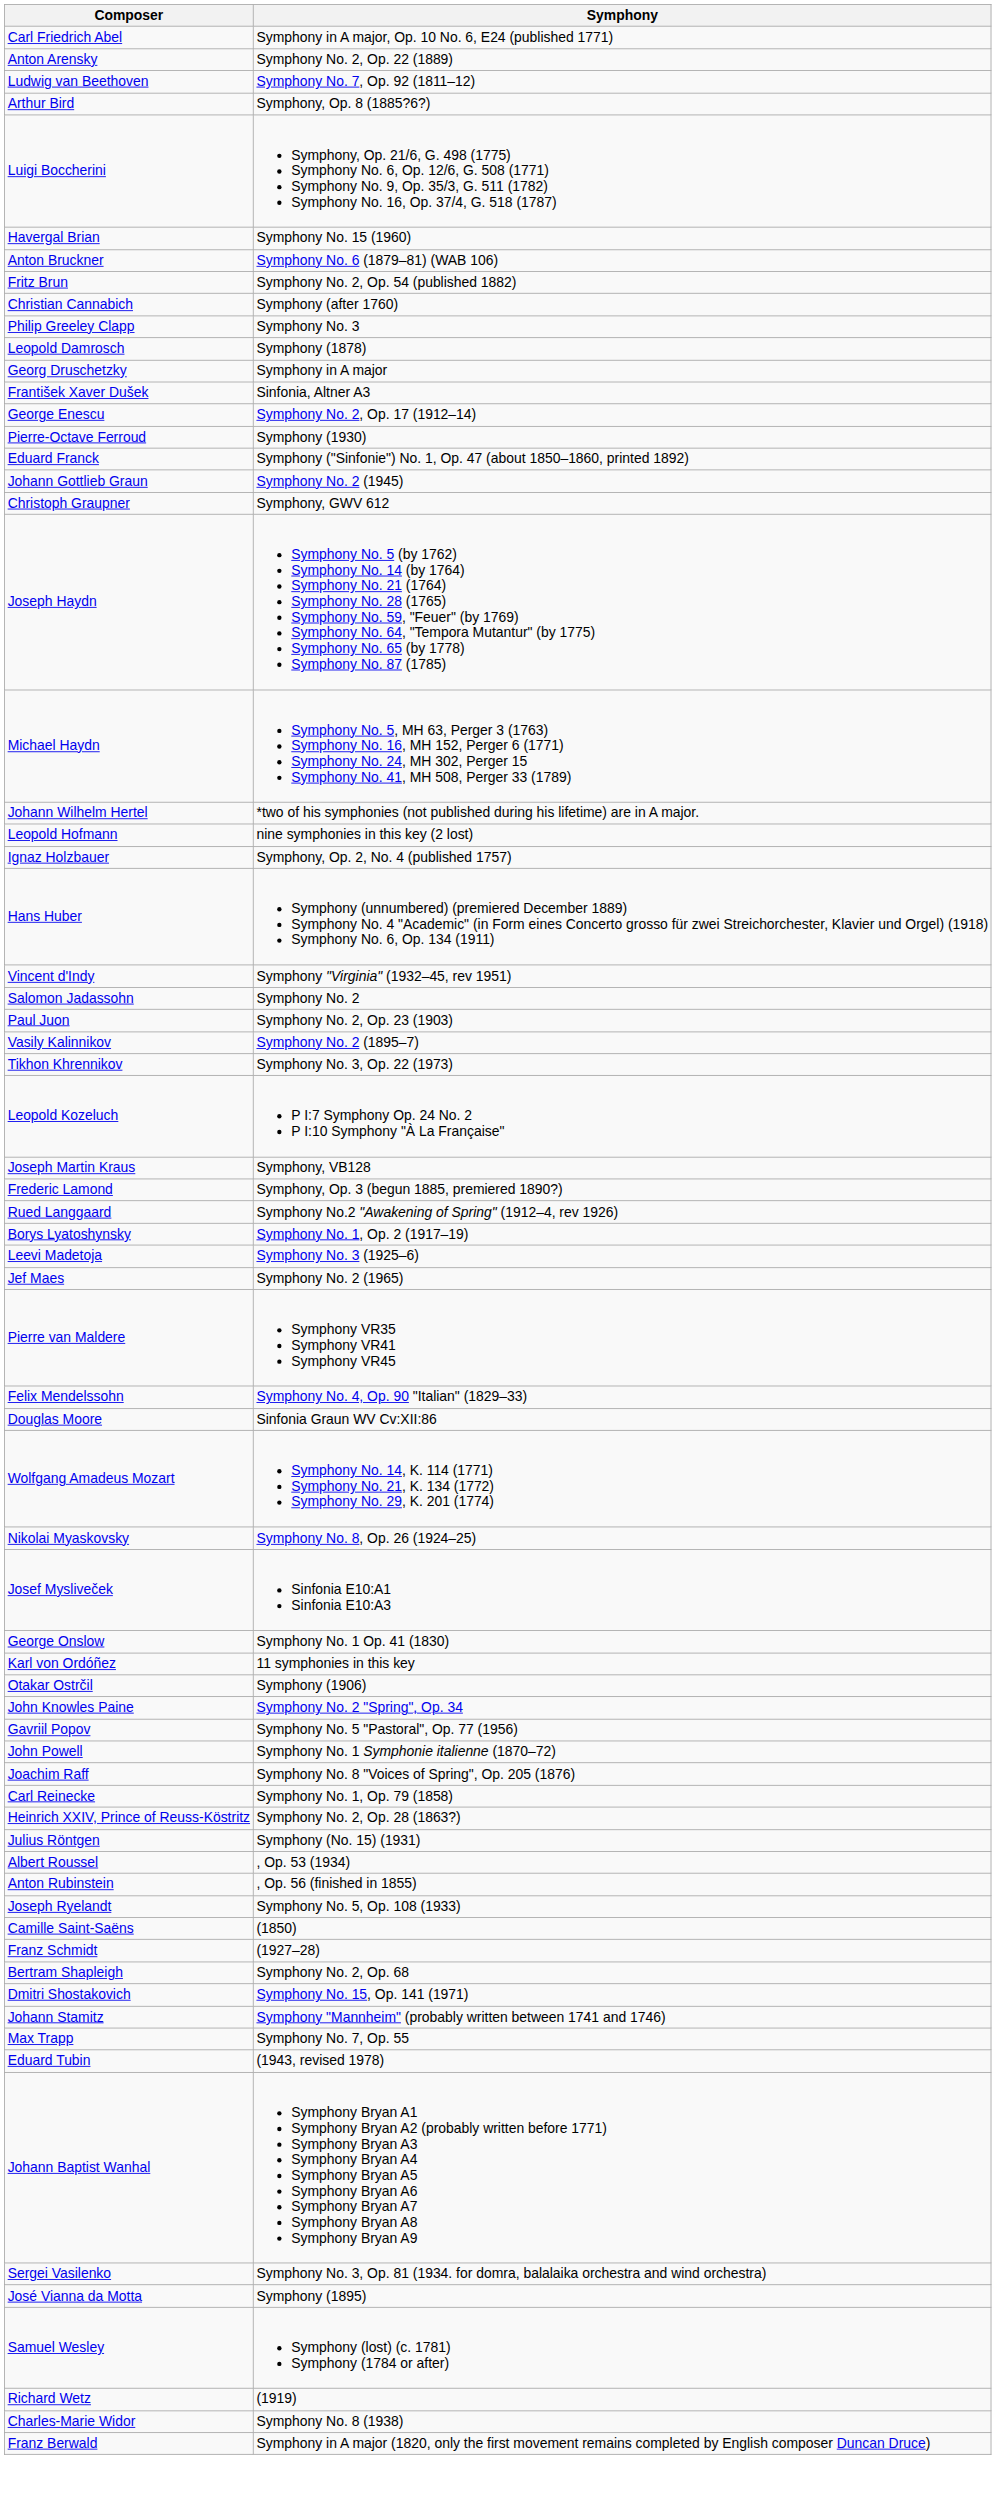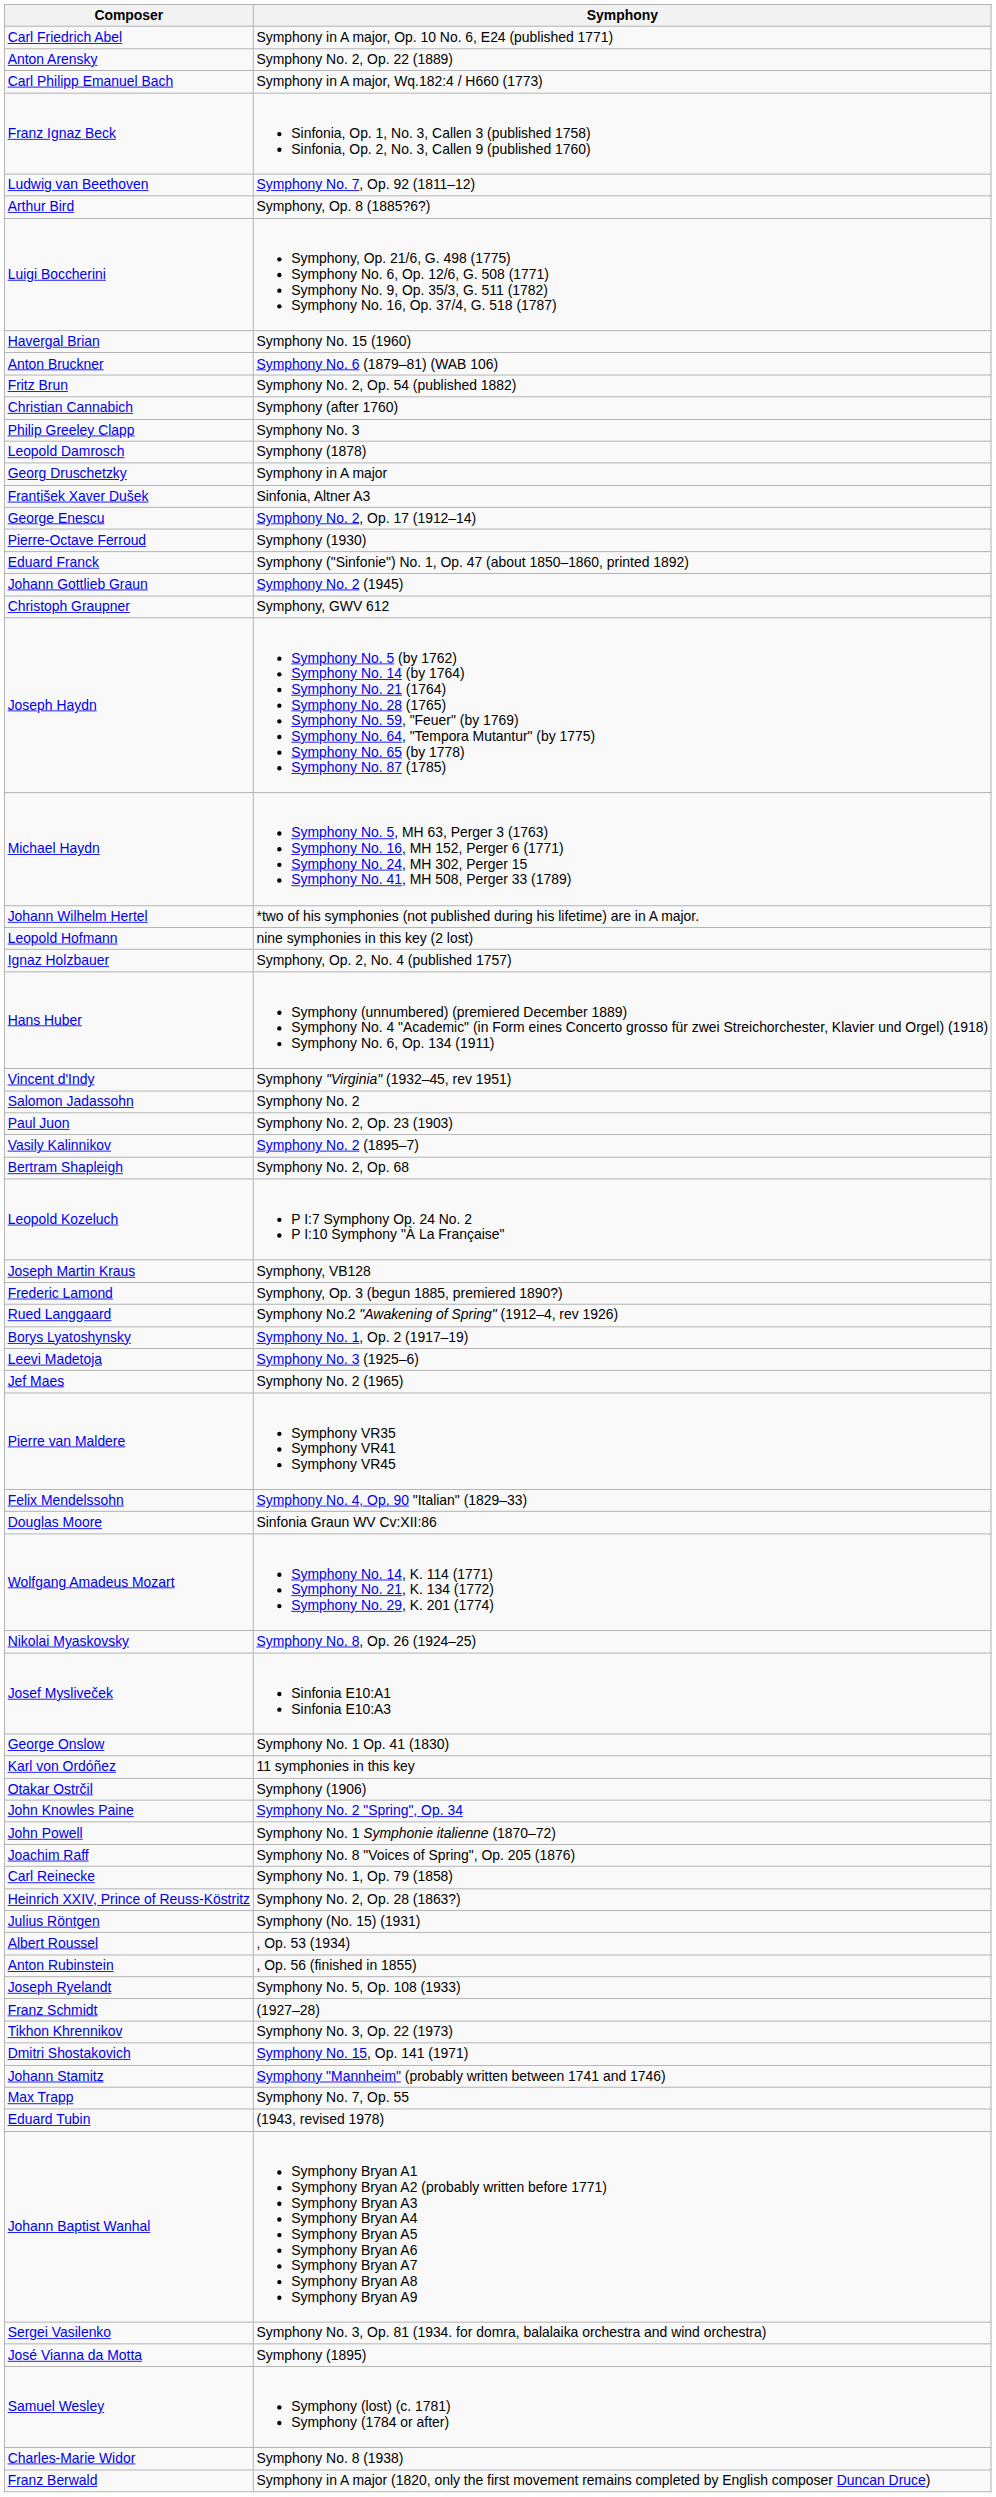+ row: (90, 81)
+ row: (62, 133)
rows swapped: (65, 1064) <-> (65, 1972)
- row: (49, 1729)
- row: (71, 1928)
- row: (49, 2399)
